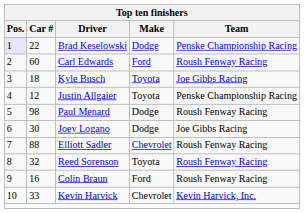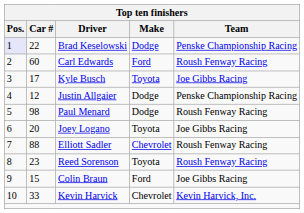(34, 78) 18 -> (34, 78) 17
(146, 95) Toyota -> (145, 95) Dodge
(34, 128) 30 -> (34, 128) 20
(145, 128) Dodge -> (146, 128) Toyota
(34, 161) 32 -> (34, 161) 23
(34, 178) 16 -> (34, 178) 15
(222, 178) Roush Fenway Racing -> (212, 178) Joe Gibbs Racing
